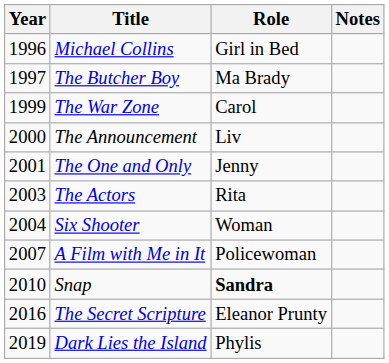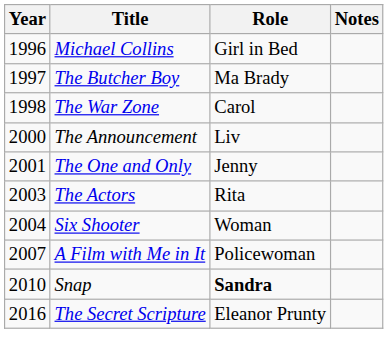(27, 107) 1999 -> (27, 107) 1998
- row: (131, 343)
